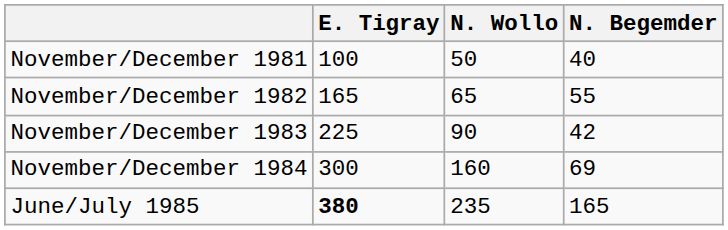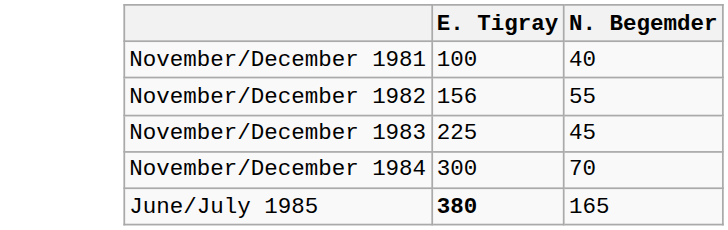- column: (504, 23)
(338, 97) 165 -> (457, 97) 156
(583, 133) 42 -> (583, 133) 45
(583, 170) 69 -> (583, 170) 70
